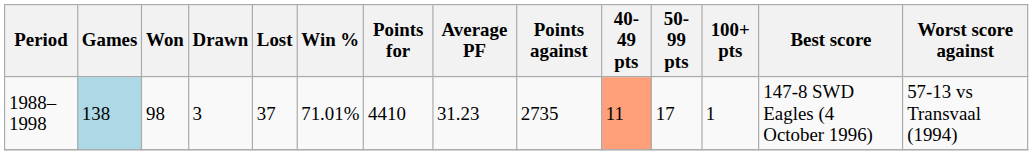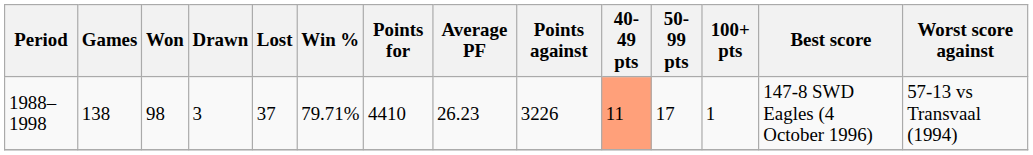(96, 113) lightblue background -> (96, 113) no background
(330, 113) 71.01% -> (330, 113) 79.71%
(458, 113) 31.23 -> (458, 113) 26.23
(540, 113) 2735 -> (540, 113) 3226
